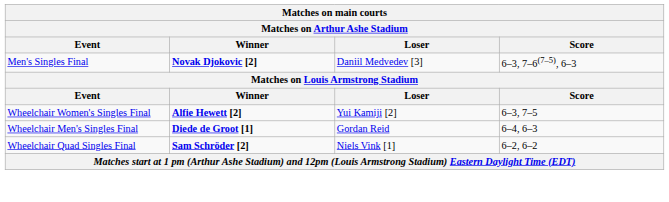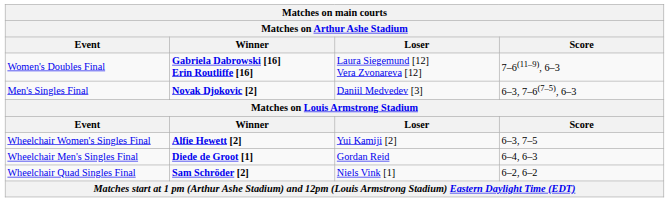+ row: (56, 67)
